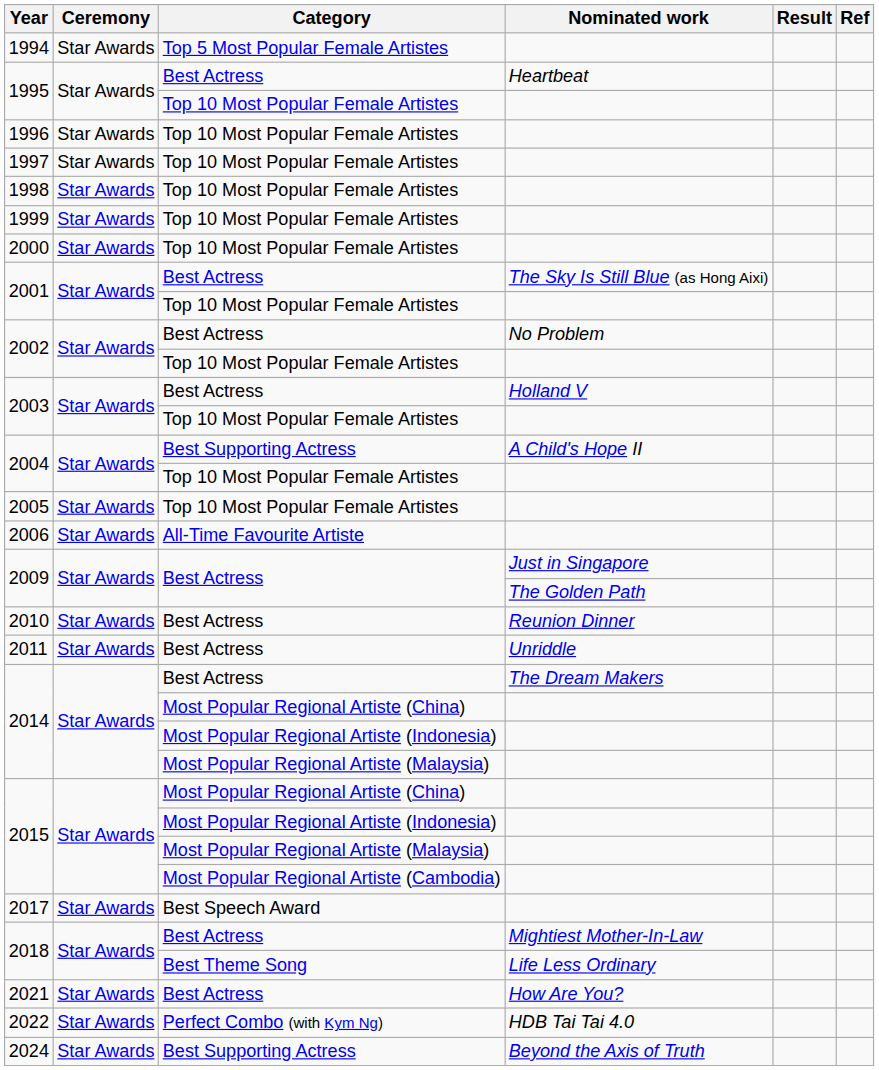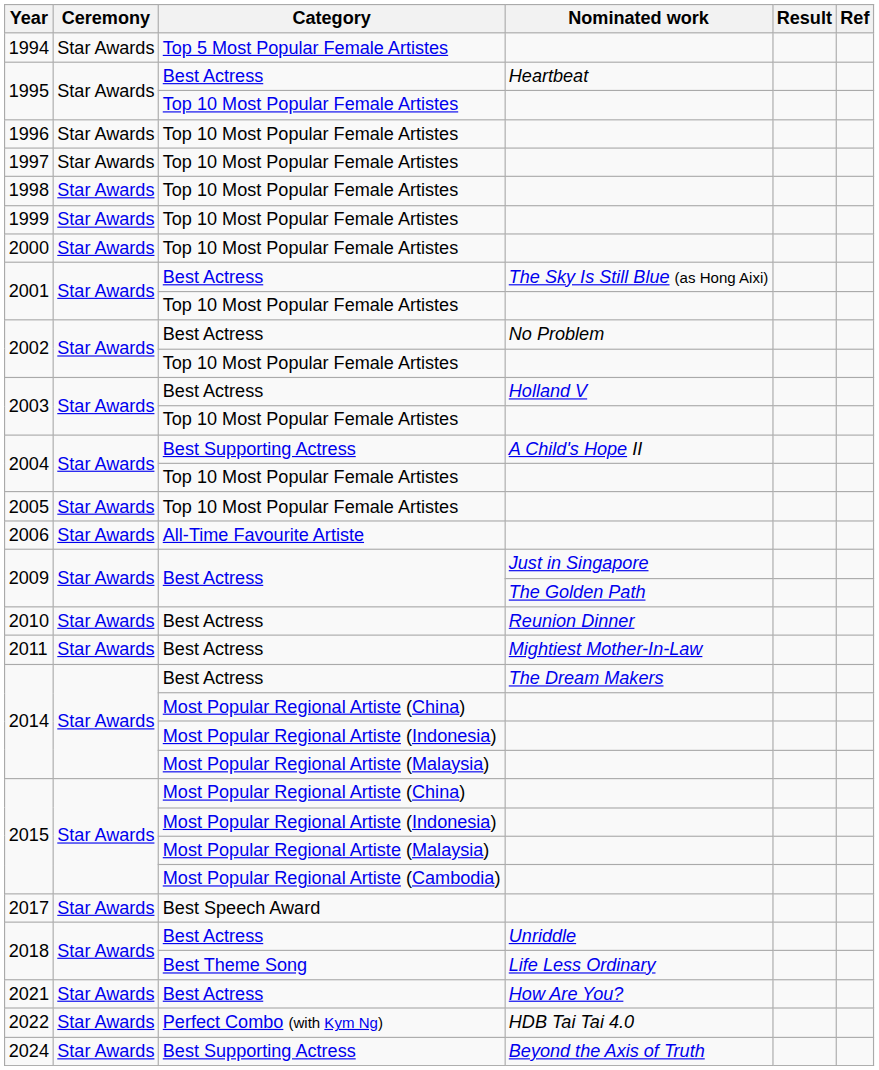(542, 649) Unriddle -> (606, 649) Mightiest Mother-In-Law
(606, 936) Mightiest Mother-In-Law -> (542, 936) Unriddle
